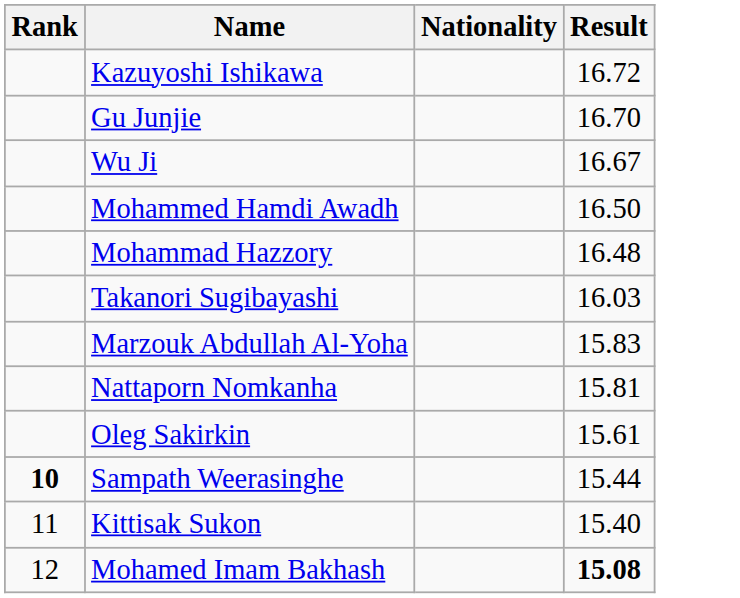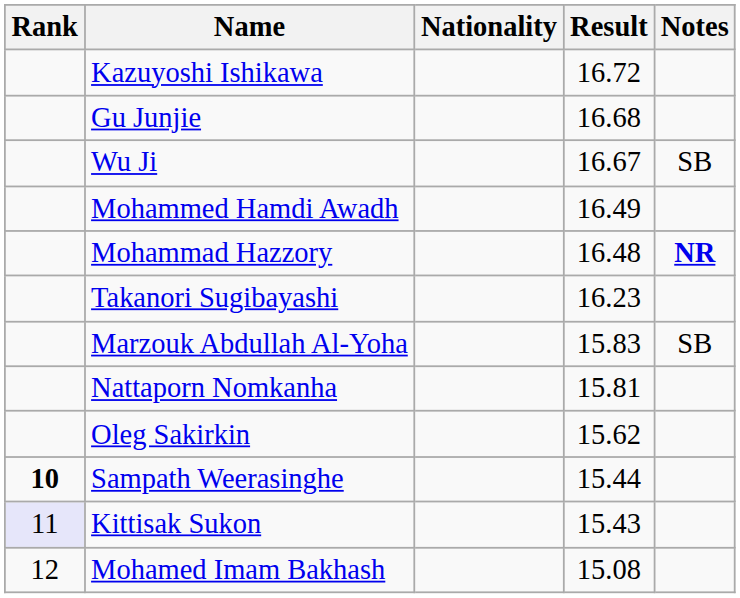+ column: (695, 27)
(609, 117) 16.70 -> (609, 117) 16.68
(609, 207) 16.50 -> (609, 207) 16.49
(609, 298) 16.03 -> (609, 298) 16.23
(609, 433) 15.61 -> (609, 433) 15.62
(45, 523) no background -> (45, 523) lavender background
(609, 523) 15.40 -> (609, 523) 15.43
(609, 569) bold -> (609, 569) normal
